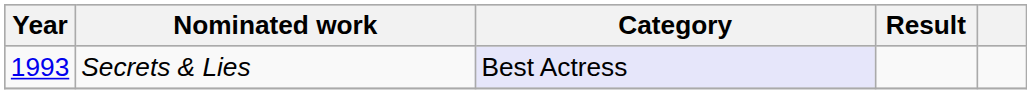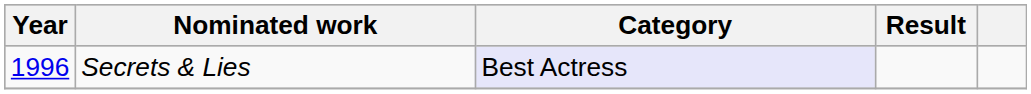(40, 66) 1993 -> (40, 66) 1996
